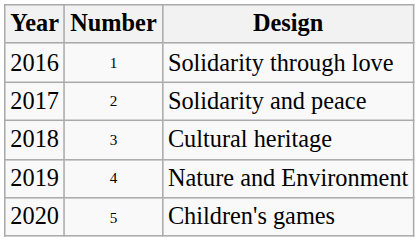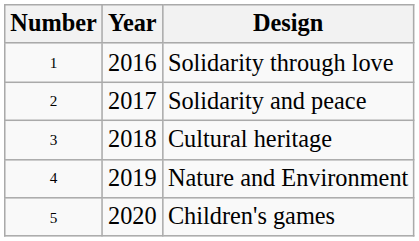columns swapped: (35, 23) <-> (113, 23)
